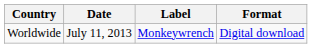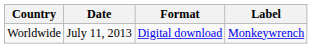columns swapped: (262, 14) <-> (176, 14)
